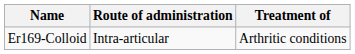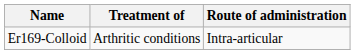columns swapped: (293, 15) <-> (163, 15)
